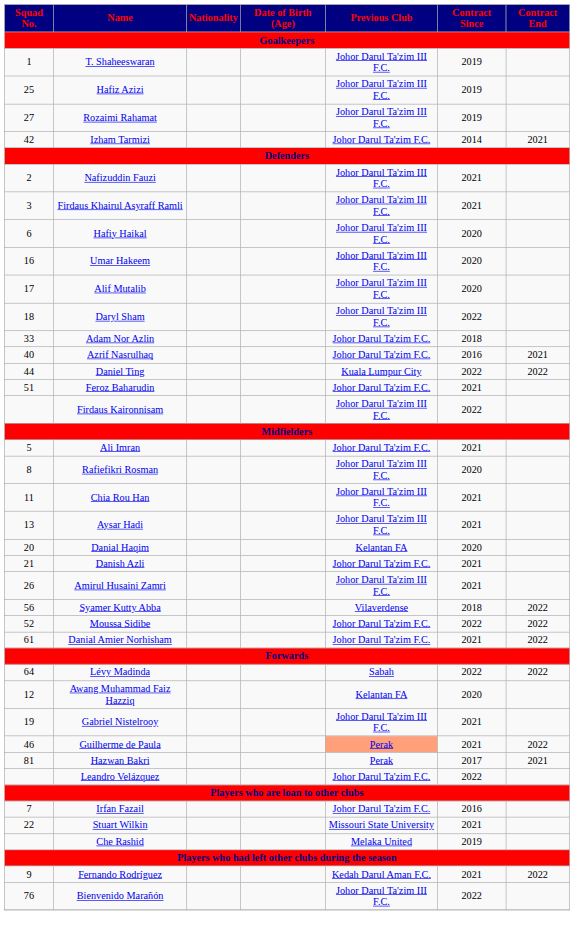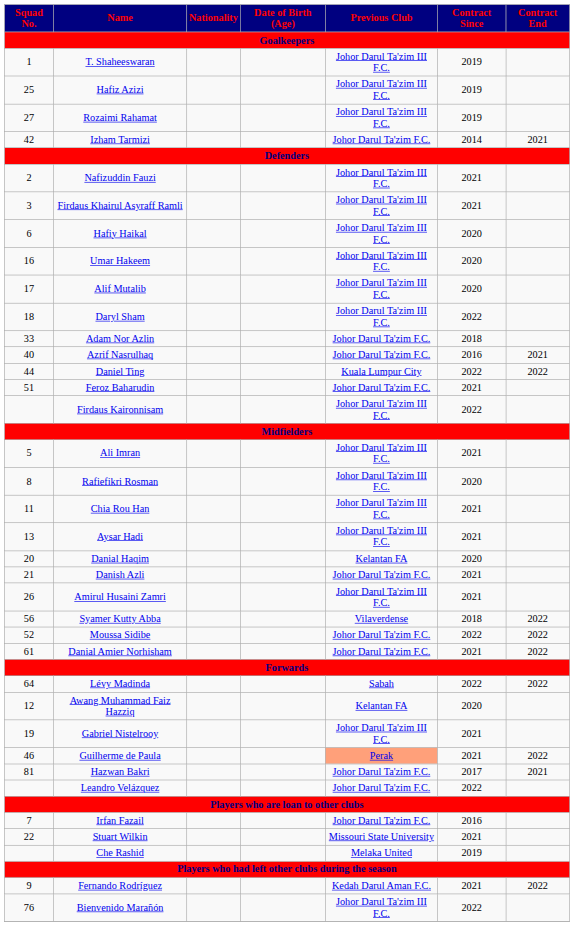(381, 447) Johor Darul Ta'zim F.C. -> (381, 453) Johor Darul Ta'zim III F.C.
(381, 760) Perak -> (381, 772) Johor Darul Ta'zim F.C.
